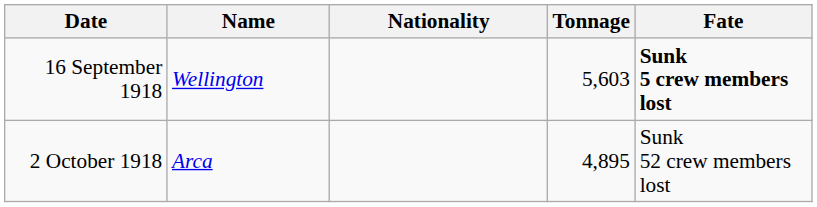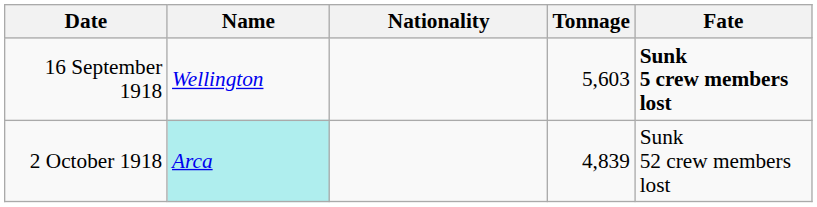(192, 160) no background -> (192, 160) paleturquoise background
(606, 160) 4,895 -> (606, 160) 4,839
